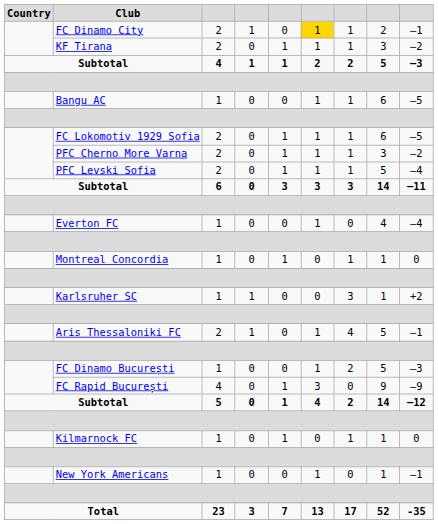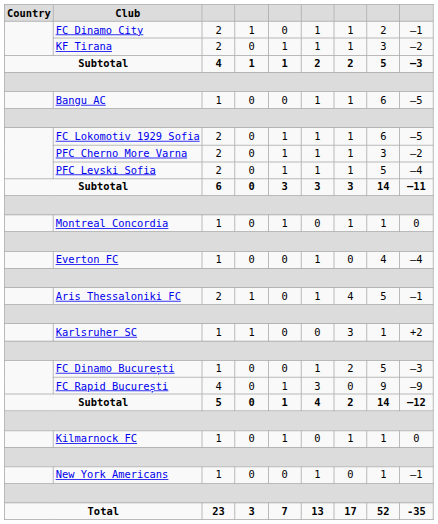(317, 30) gold background -> (317, 30) no background
rows swapped: (112, 260) <-> (87, 223)
rows swapped: (96, 296) <-> (118, 332)
